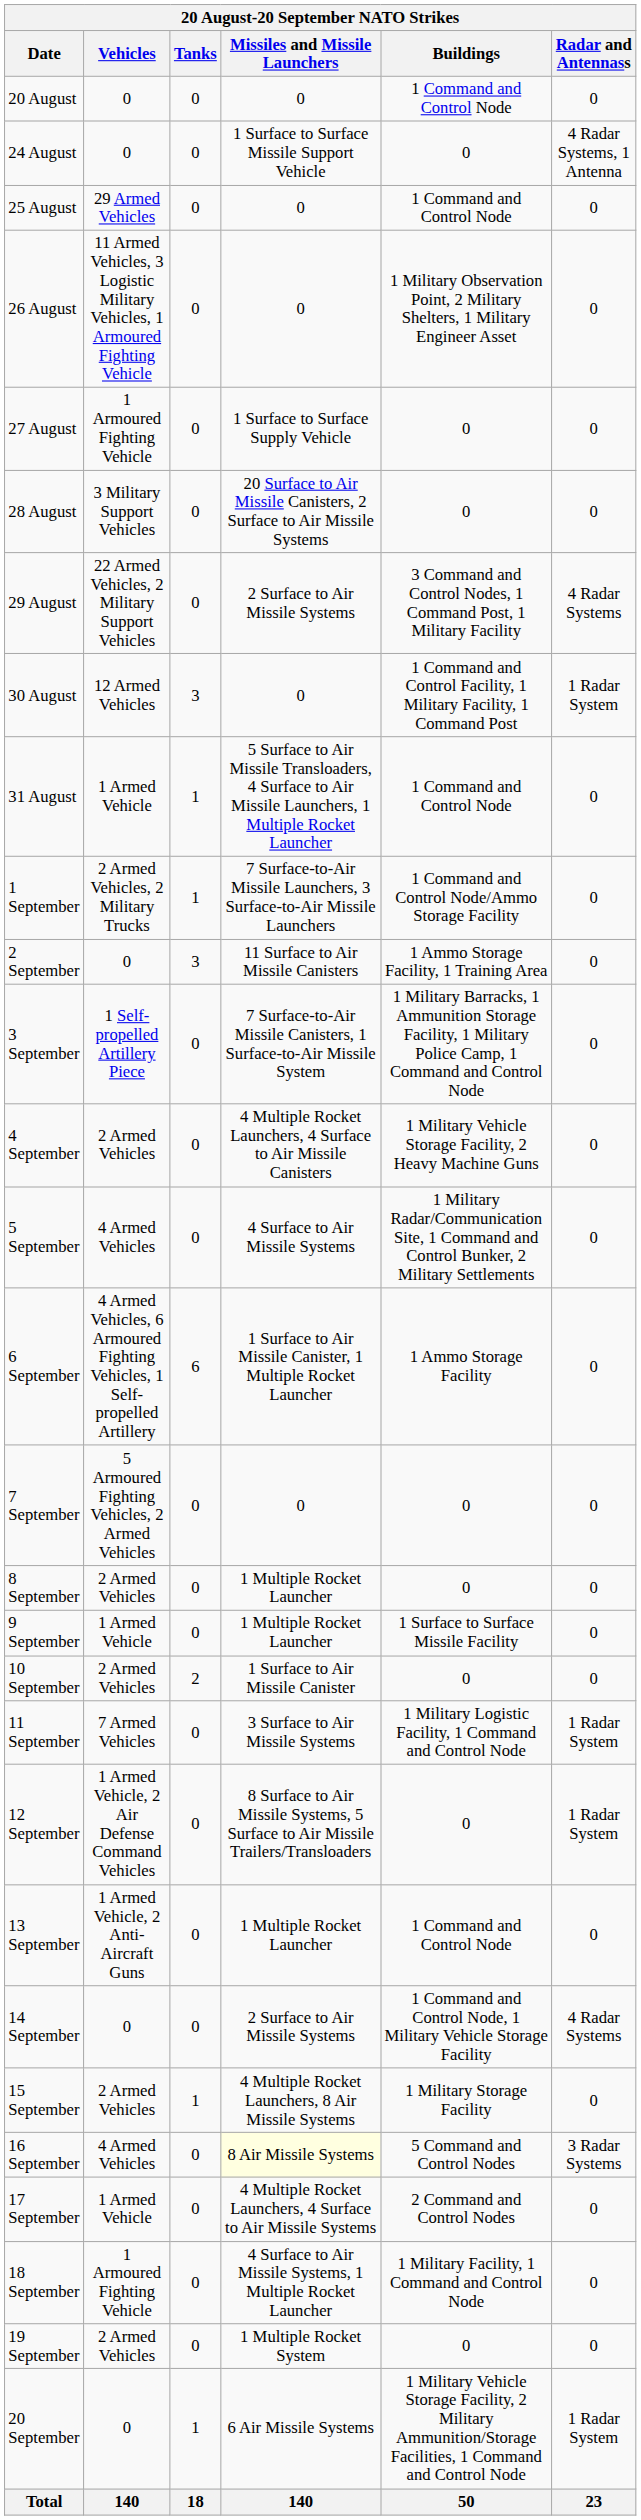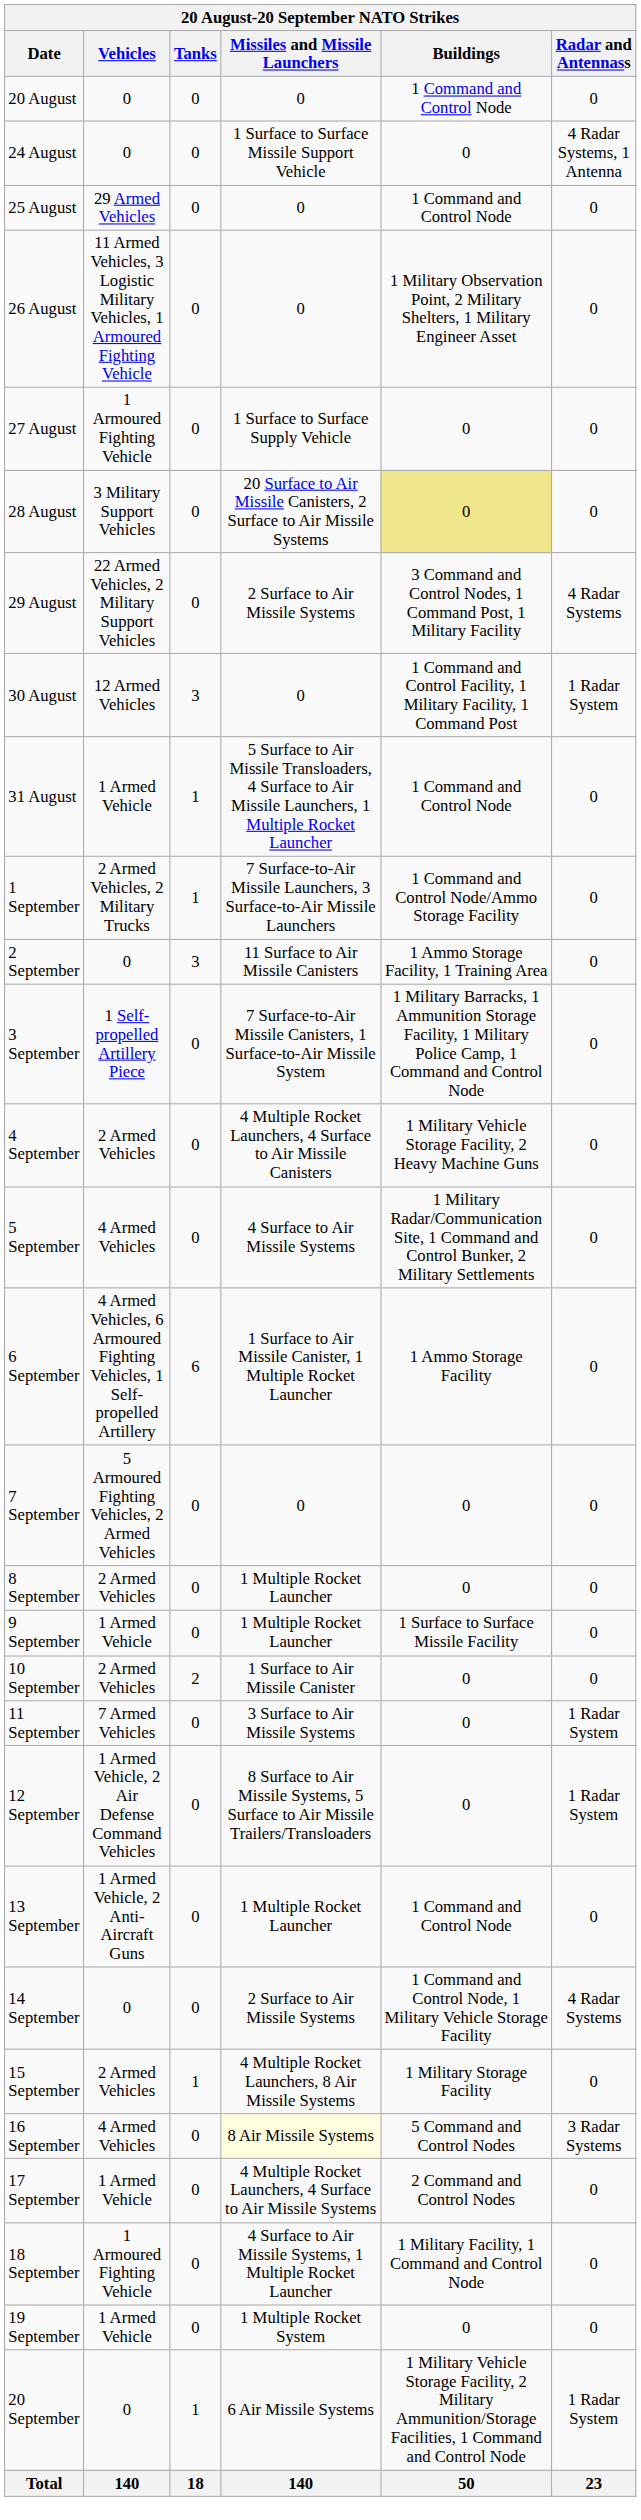(466, 511) no background -> (466, 511) khaki background
(466, 1732) 1 Military Logistic Facility, 1 Command and Control Node -> (466, 1723) 0
(127, 2346) 2 Armed Vehicles -> (127, 2327) 1 Armed Vehicle
